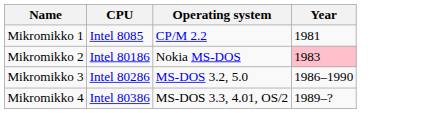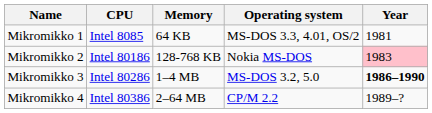+ column: (188, 14)
(181, 35) CP/M 2.2 -> (293, 35) MS-DOS 3.3, 4.01, OS/2
(324, 77) normal -> (395, 77) bold
(222, 98) MS-DOS 3.3, 4.01, OS/2 -> (253, 98) CP/M 2.2
